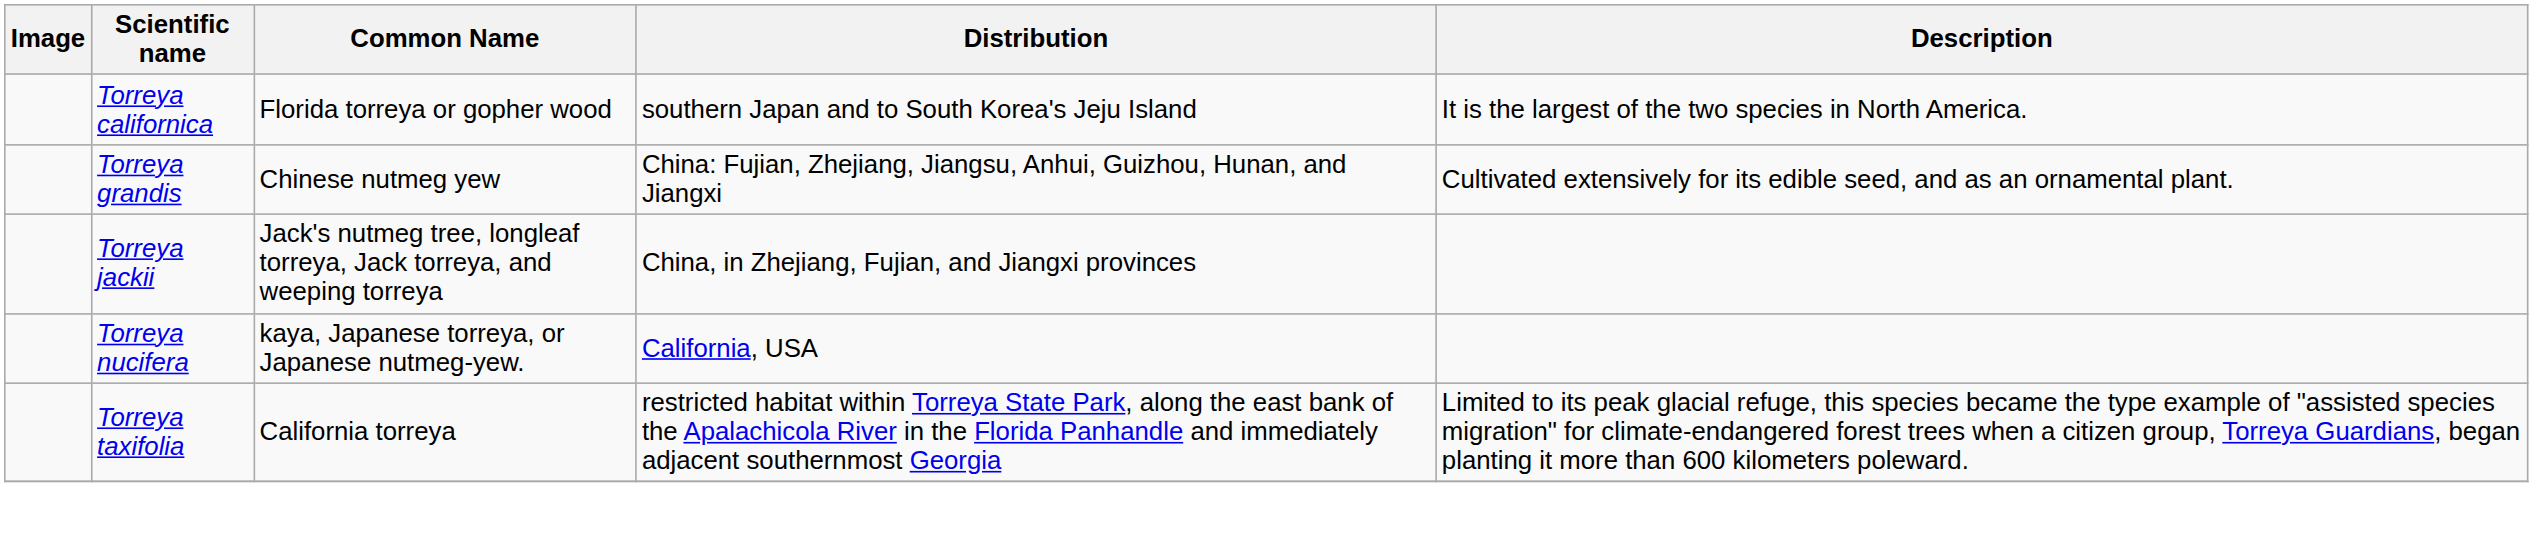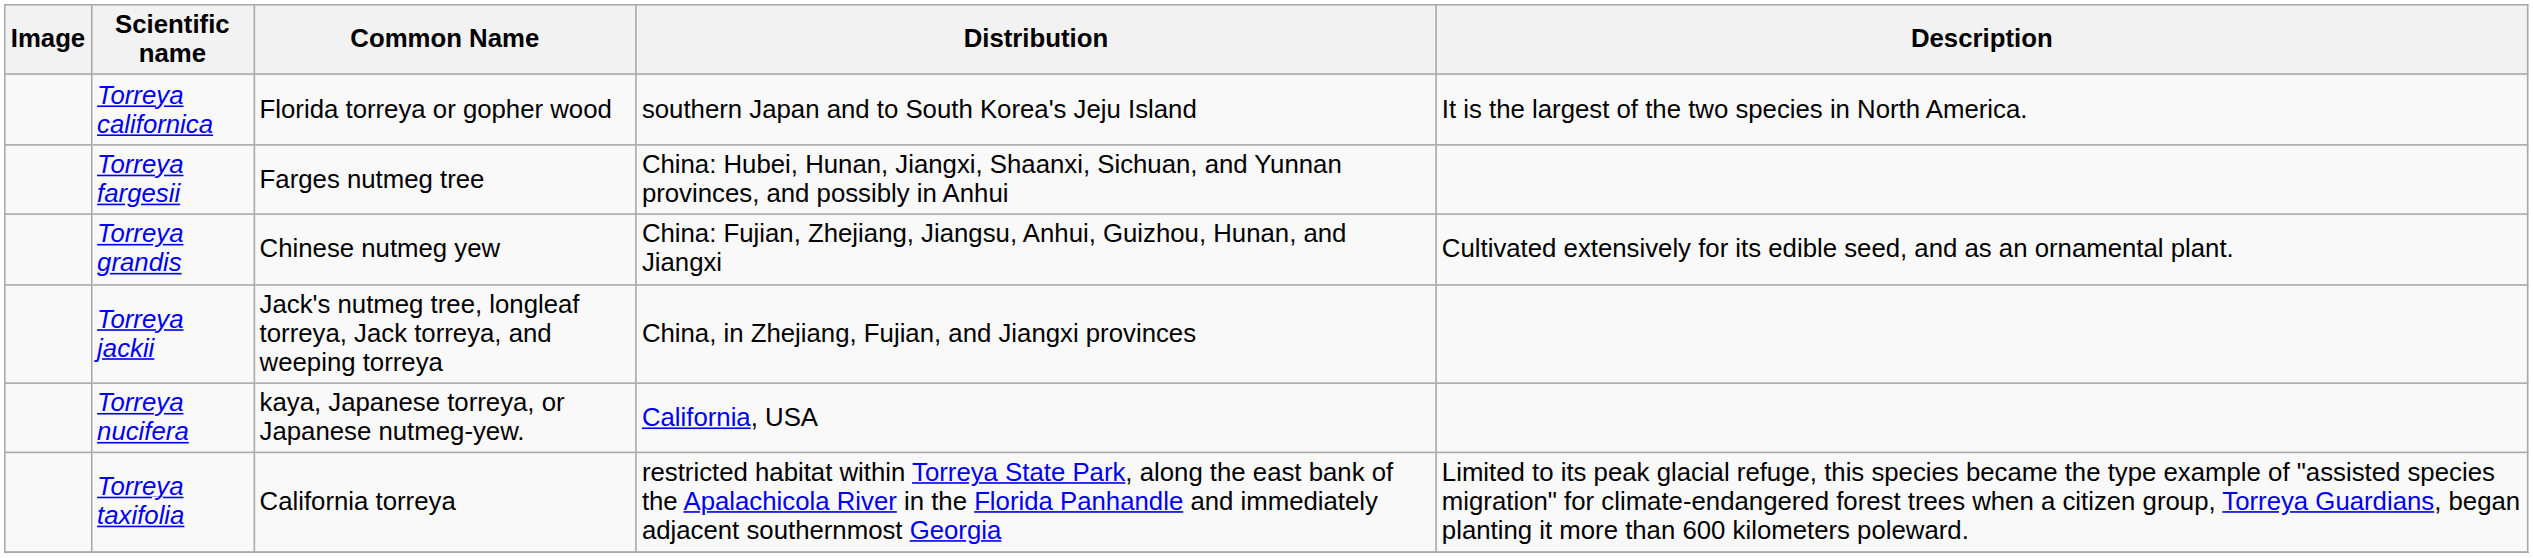+ row: (140, 179)
